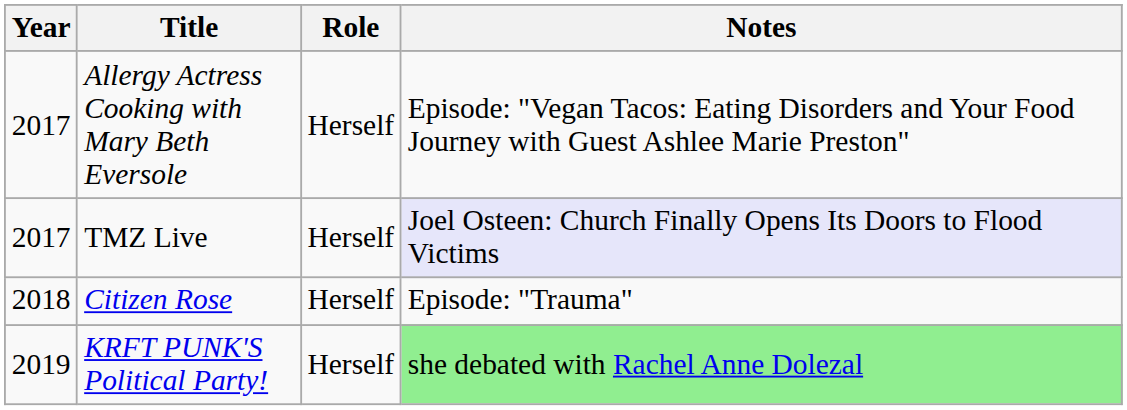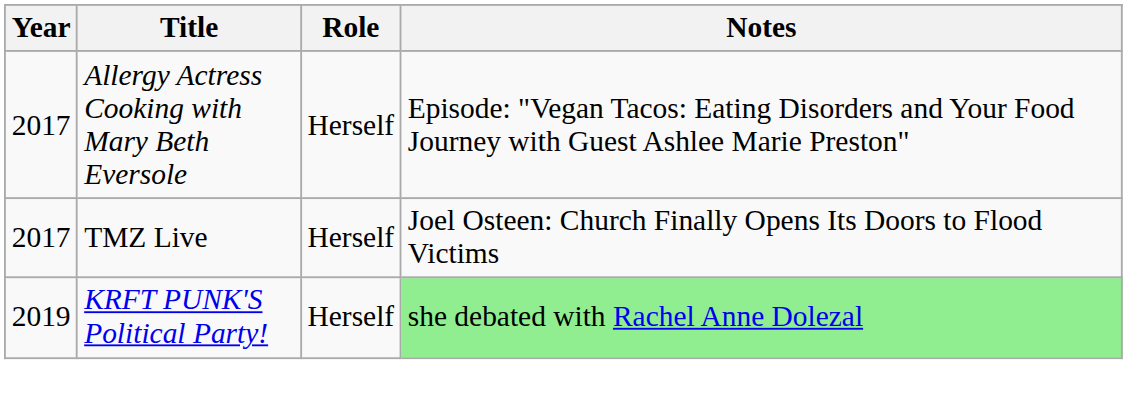(725, 237) lavender background -> (725, 237) no background
- row: (158, 300)
